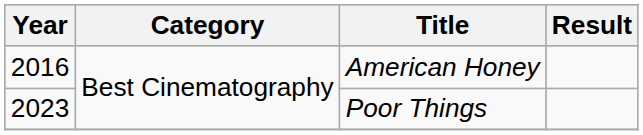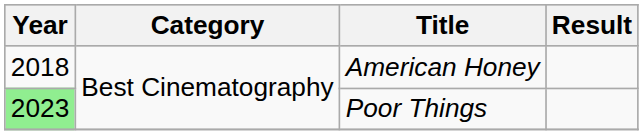(40, 66) 2016 -> (40, 66) 2018
(40, 108) no background -> (40, 108) lightgreen background
